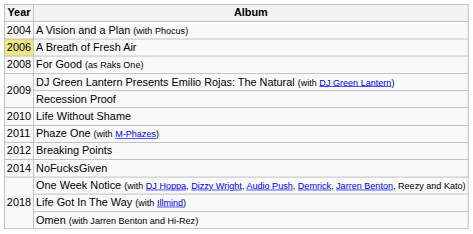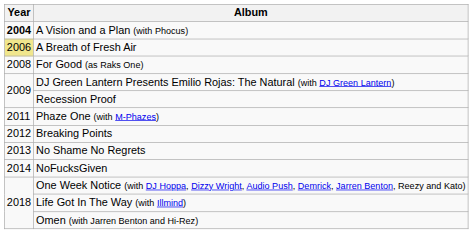(19, 30) normal -> (19, 30) bold
- row: (84, 116)
+ row: (91, 151)
